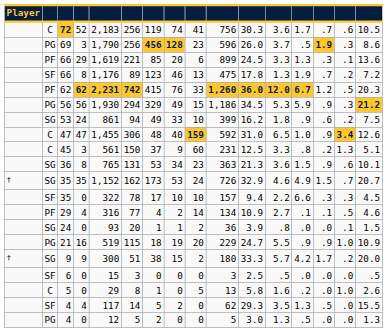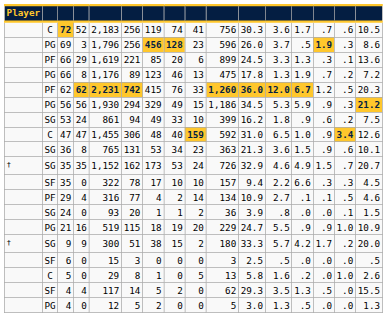(105, 45) 1,790 -> (105, 45) 1,796
(50, 75) SF -> (50, 75) PG
- row: (66, 150)
